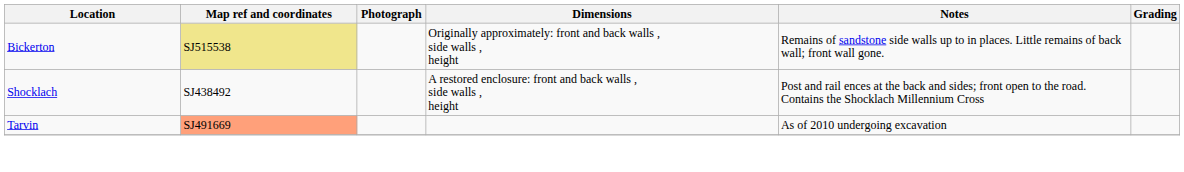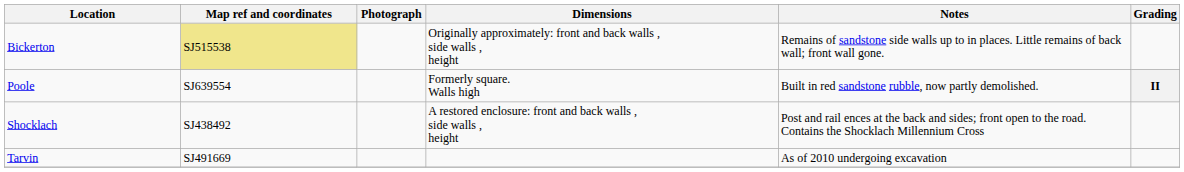+ row: (21, 85)
(207, 125) lightsalmon background -> (207, 157) no background
